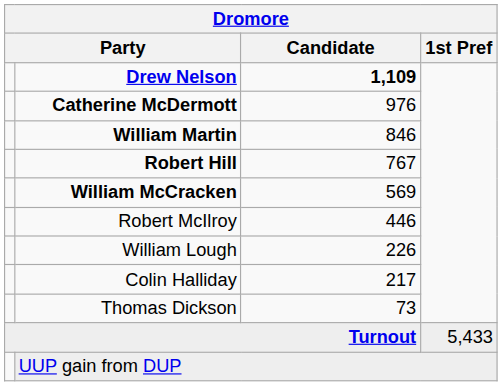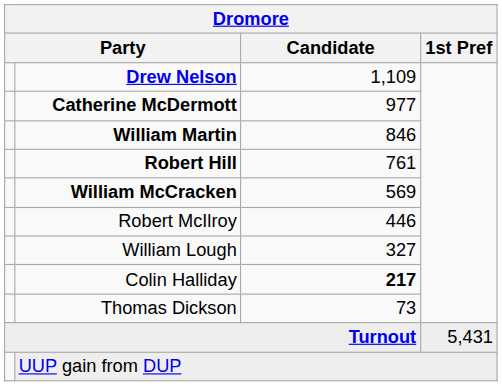(393, 76) bold -> (393, 76) normal
(401, 105) 976 -> (401, 105) 977
(401, 163) 767 -> (401, 163) 761
(401, 250) 226 -> (401, 250) 327
(401, 279) normal -> (401, 279) bold
(470, 337) 5,433 -> (470, 337) 5,431
